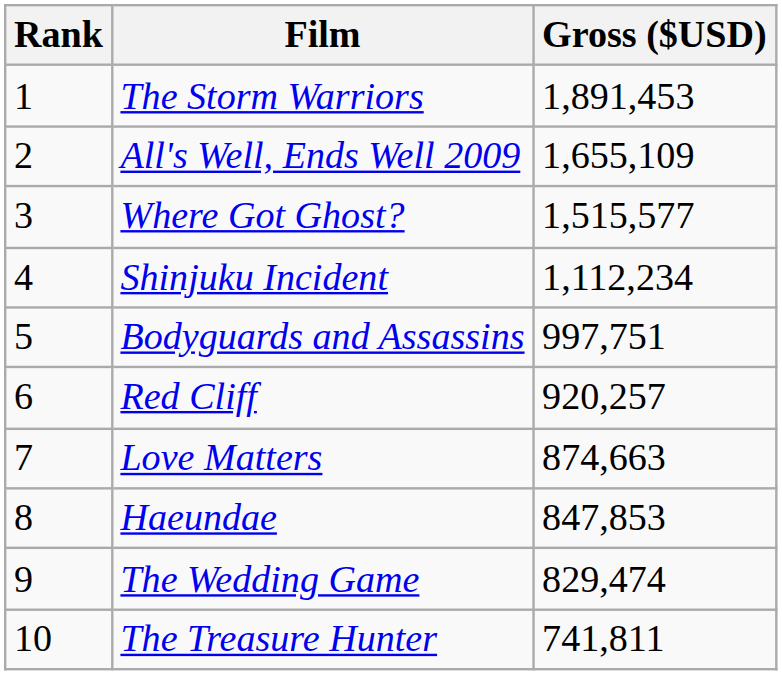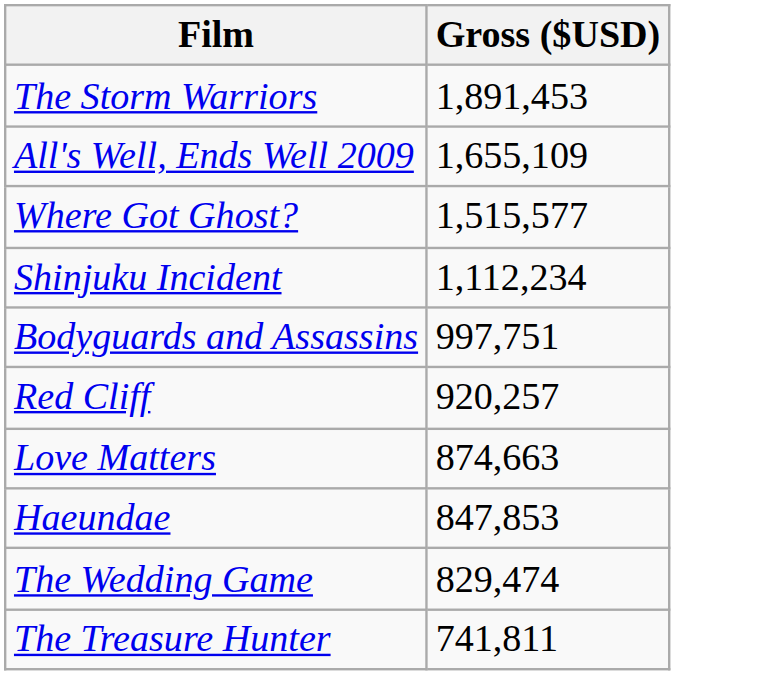- column: (58, 34)
